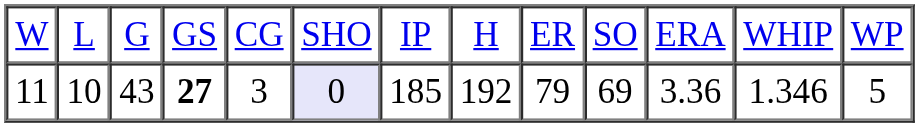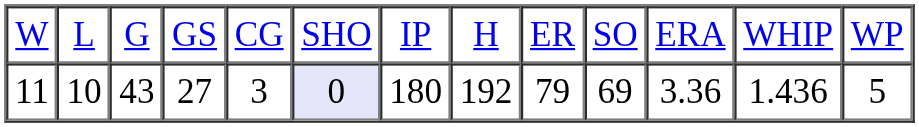(195, 91) bold -> (195, 91) normal
(416, 91) 185 -> (416, 91) 180
(788, 91) 1.346 -> (788, 91) 1.436
